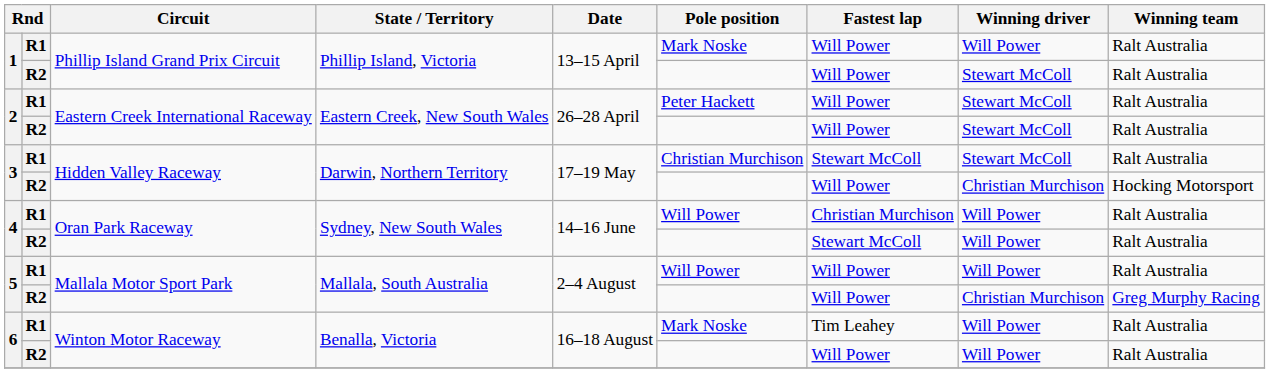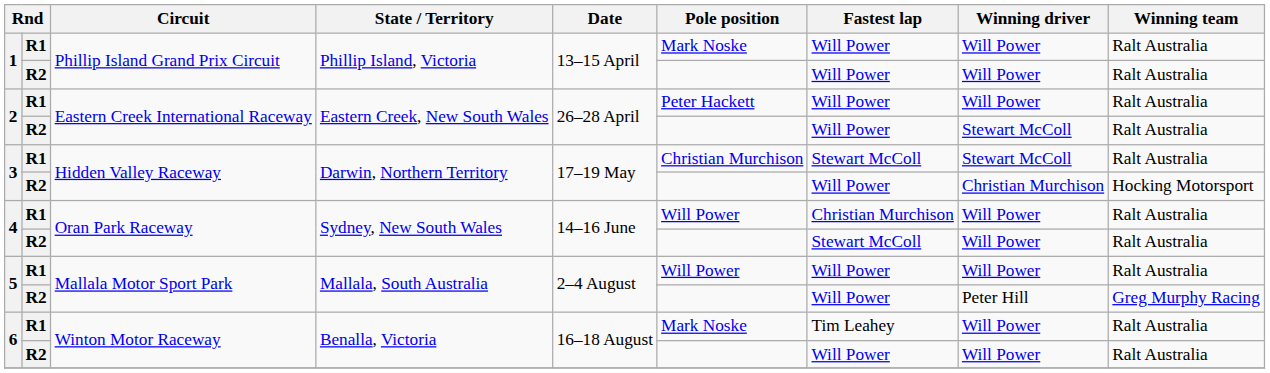(1017, 74) Stewart McColl -> (1001, 74) Will Power
(1017, 102) Stewart McColl -> (1001, 102) Will Power
(1033, 298) Christian Murchison -> (995, 298) Peter Hill
